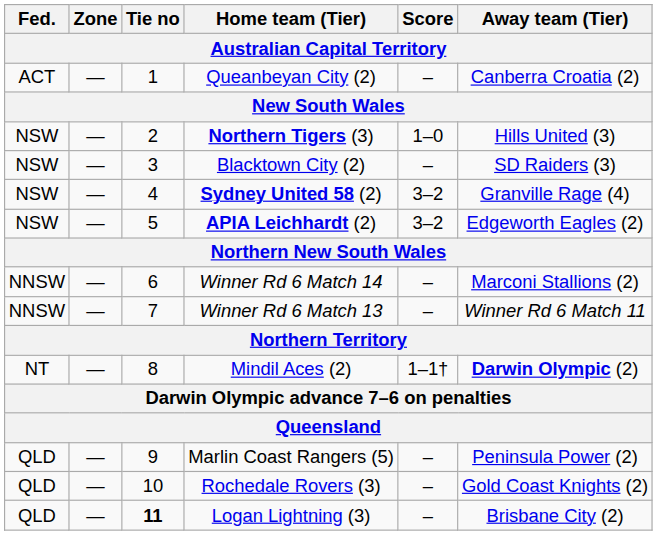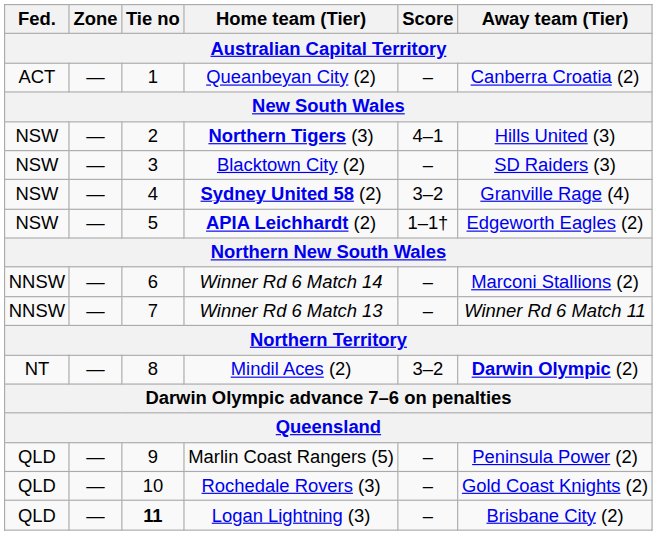(428, 135) 1–0 -> (428, 135) 4–1
(428, 223) 3–2 -> (428, 223) 1–1†
(428, 369) 1–1† -> (428, 369) 3–2
